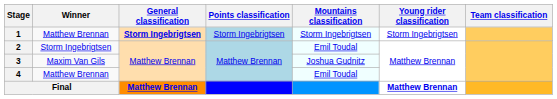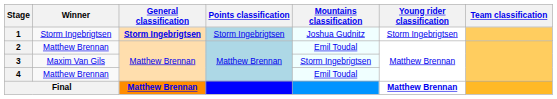(76, 34) Matthew Brennan -> (76, 34) Storm Ingebrigtsen
(336, 34) Storm Ingebrigtsen -> (336, 34) Joshua Gudnitz
(76, 48) Storm Ingebrigtsen -> (76, 48) Matthew Brennan
(336, 61) Joshua Gudnitz -> (336, 61) Storm Ingebrigtsen
